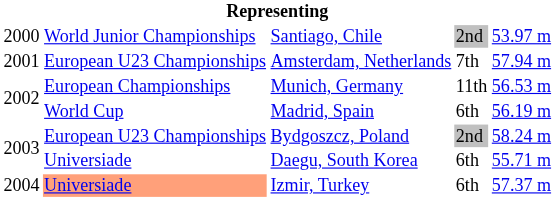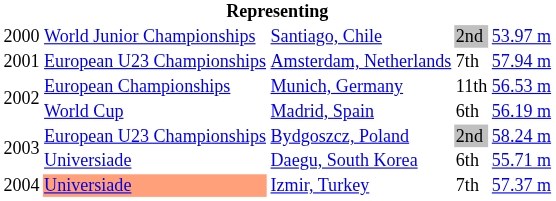(467, 185) 6th -> (467, 185) 7th
